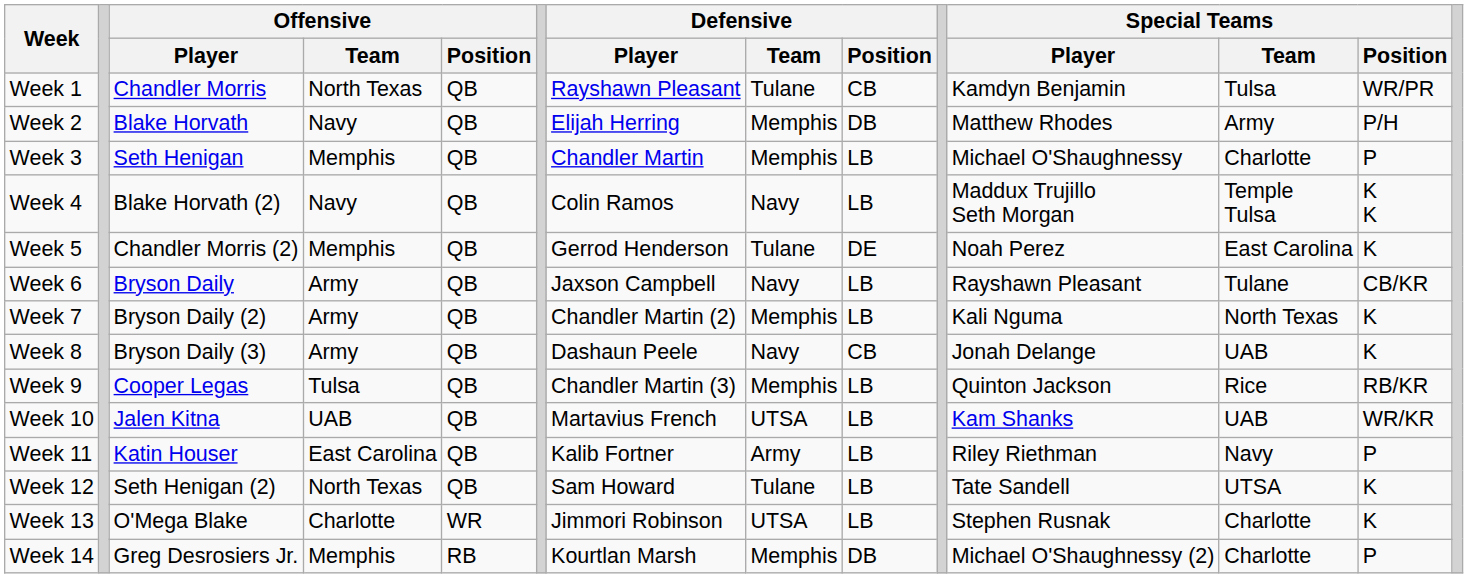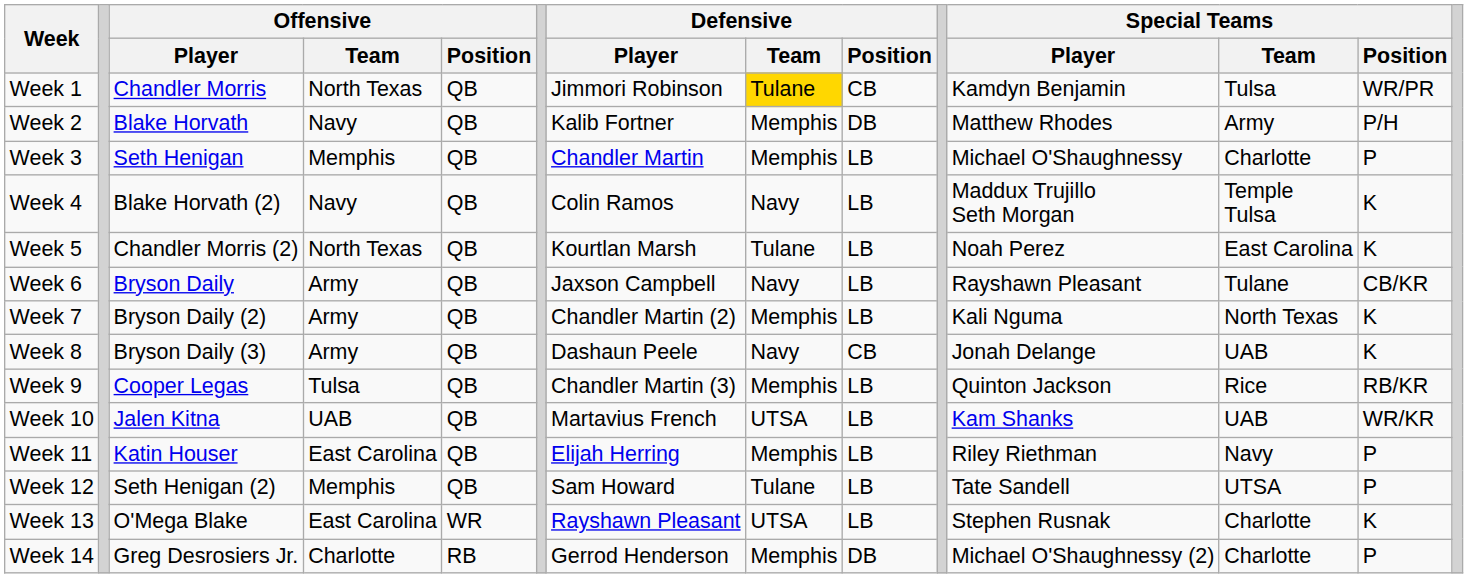(646, 89) Rayshawn Pleasant -> (637, 89) Jimmori Robinson
(783, 89) no background -> (783, 89) gold background
(615, 123) Elijah Herring -> (612, 123) Kalib Fortner
(1370, 203) K K -> (1370, 203) K
(352, 249) Memphis -> (365, 249) North Texas
(640, 249) Gerrod Henderson -> (624, 249) Kourtlan Marsh
(862, 249) DE -> (860, 249) LB
(612, 453) Kalib Fortner -> (615, 453) Elijah Herring
(775, 453) Army -> (794, 453) Memphis
(365, 487) North Texas -> (352, 487) Memphis
(1370, 487) K -> (1370, 487) P
(352, 521) Charlotte -> (373, 521) East Carolina
(637, 521) Jimmori Robinson -> (646, 521) Rayshawn Pleasant
(352, 555) Memphis -> (352, 555) Charlotte
(624, 555) Kourtlan Marsh -> (640, 555) Gerrod Henderson
